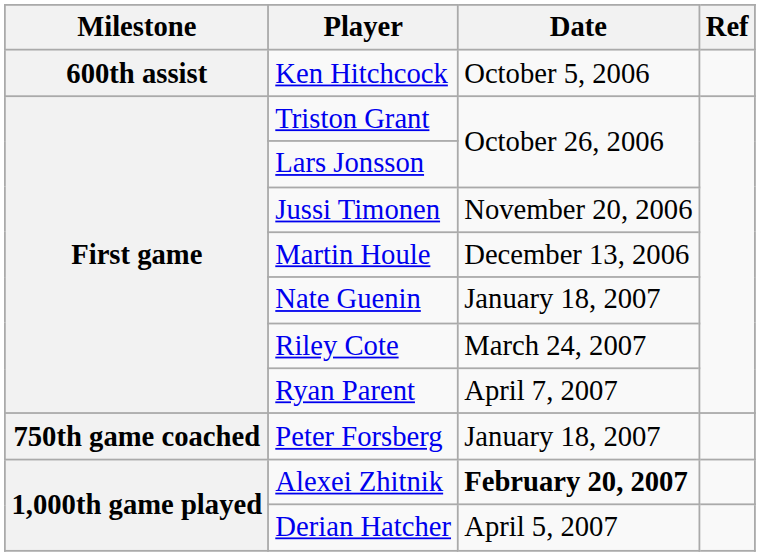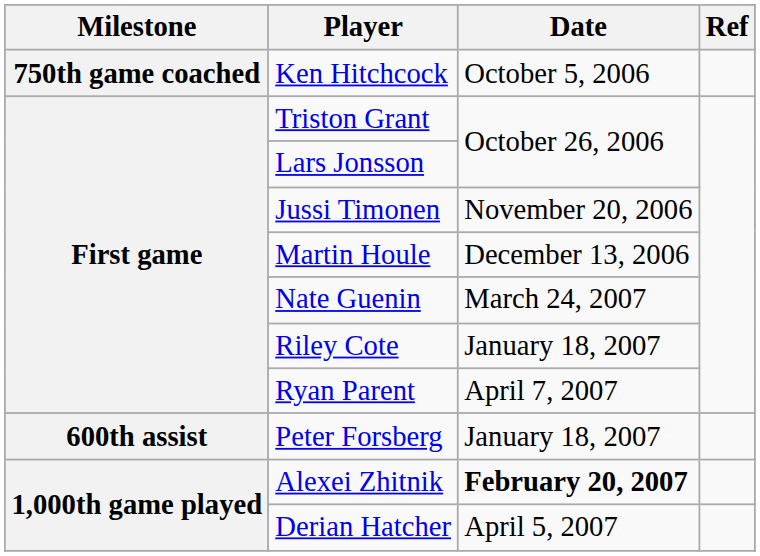(137, 72) 600th assist -> (137, 72) 750th game coached
(562, 299) January 18, 2007 -> (555, 299) March 24, 2007
(555, 345) March 24, 2007 -> (562, 345) January 18, 2007
(137, 436) 750th game coached -> (137, 436) 600th assist
